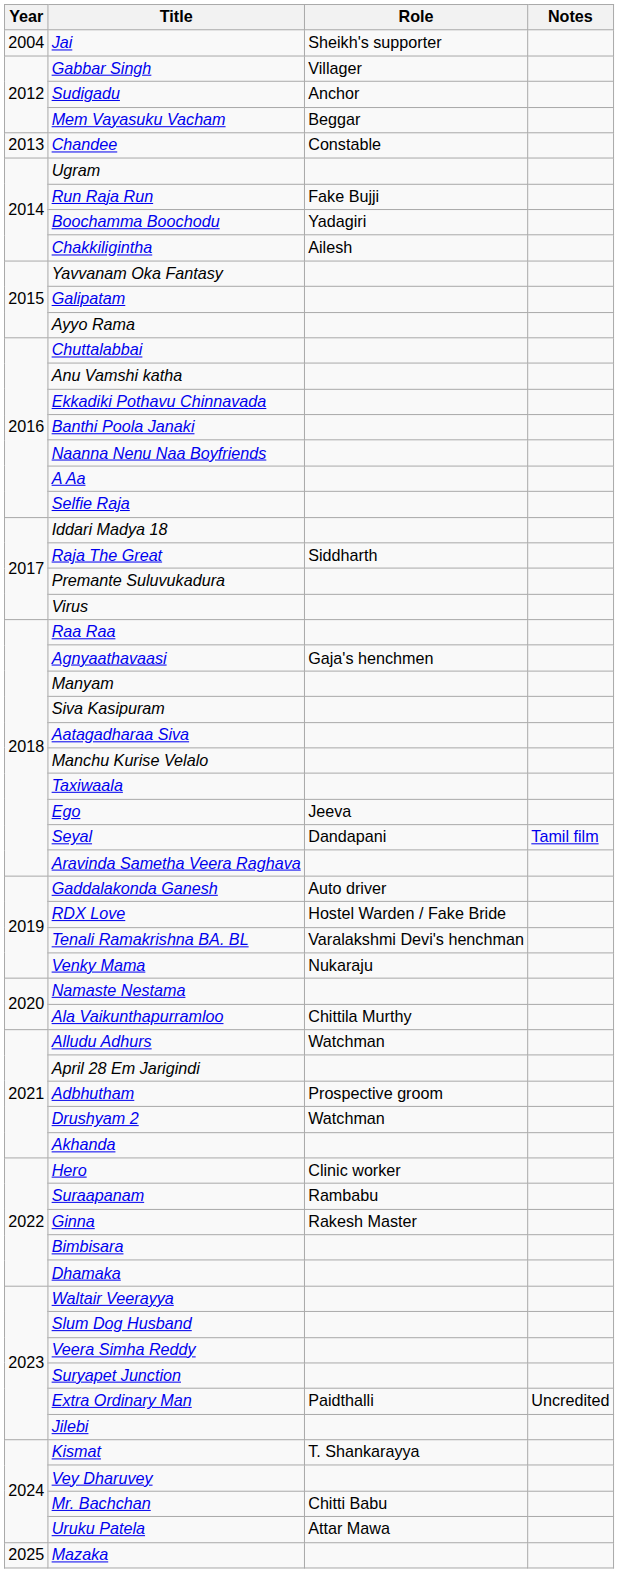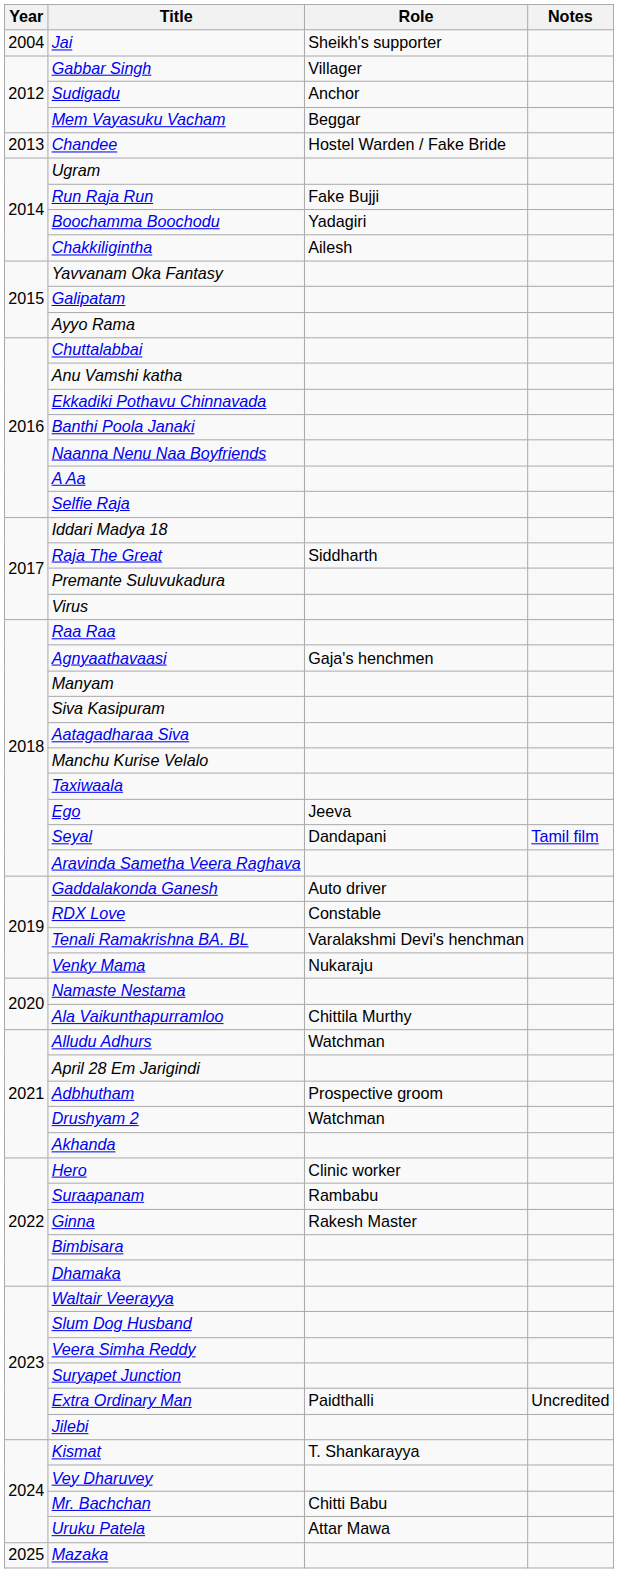(345, 145) Constable -> (407, 145) Hostel Warden / Fake Bride
(407, 914) Hostel Warden / Fake Bride -> (345, 914) Constable
